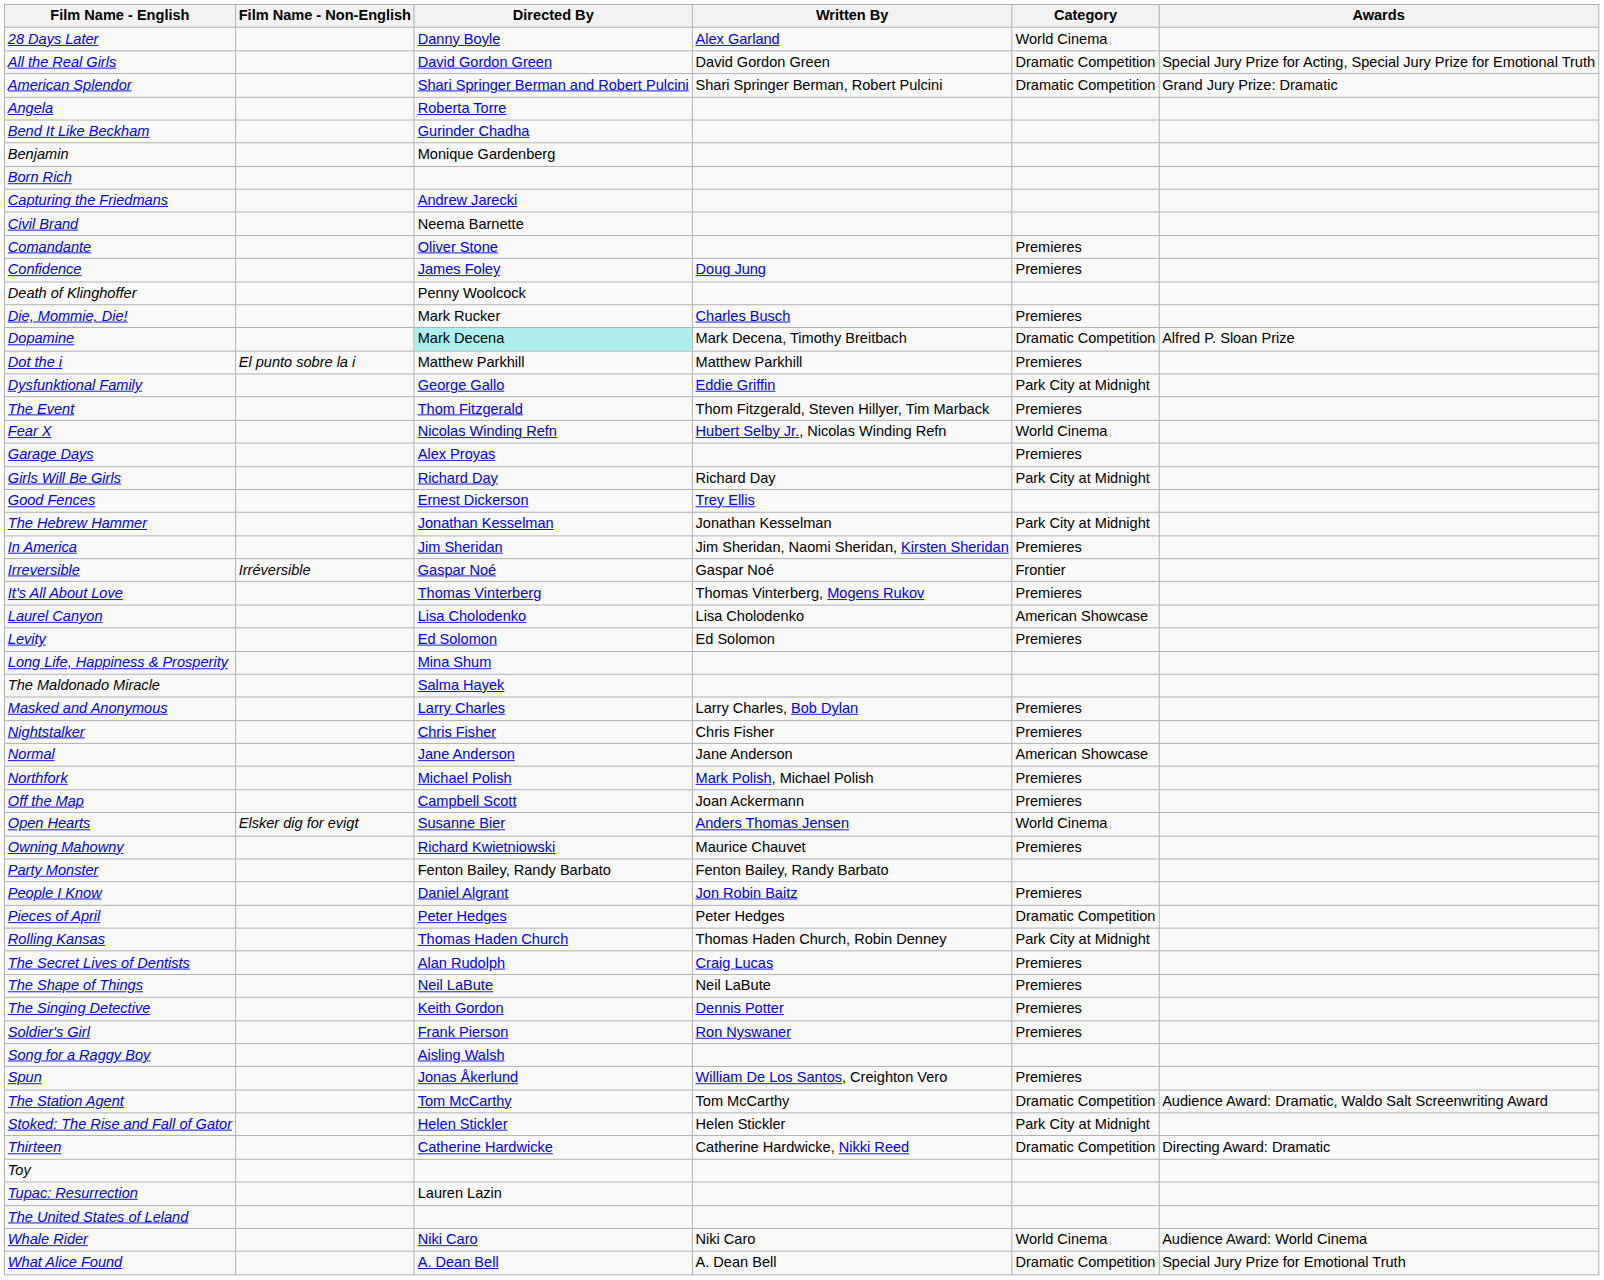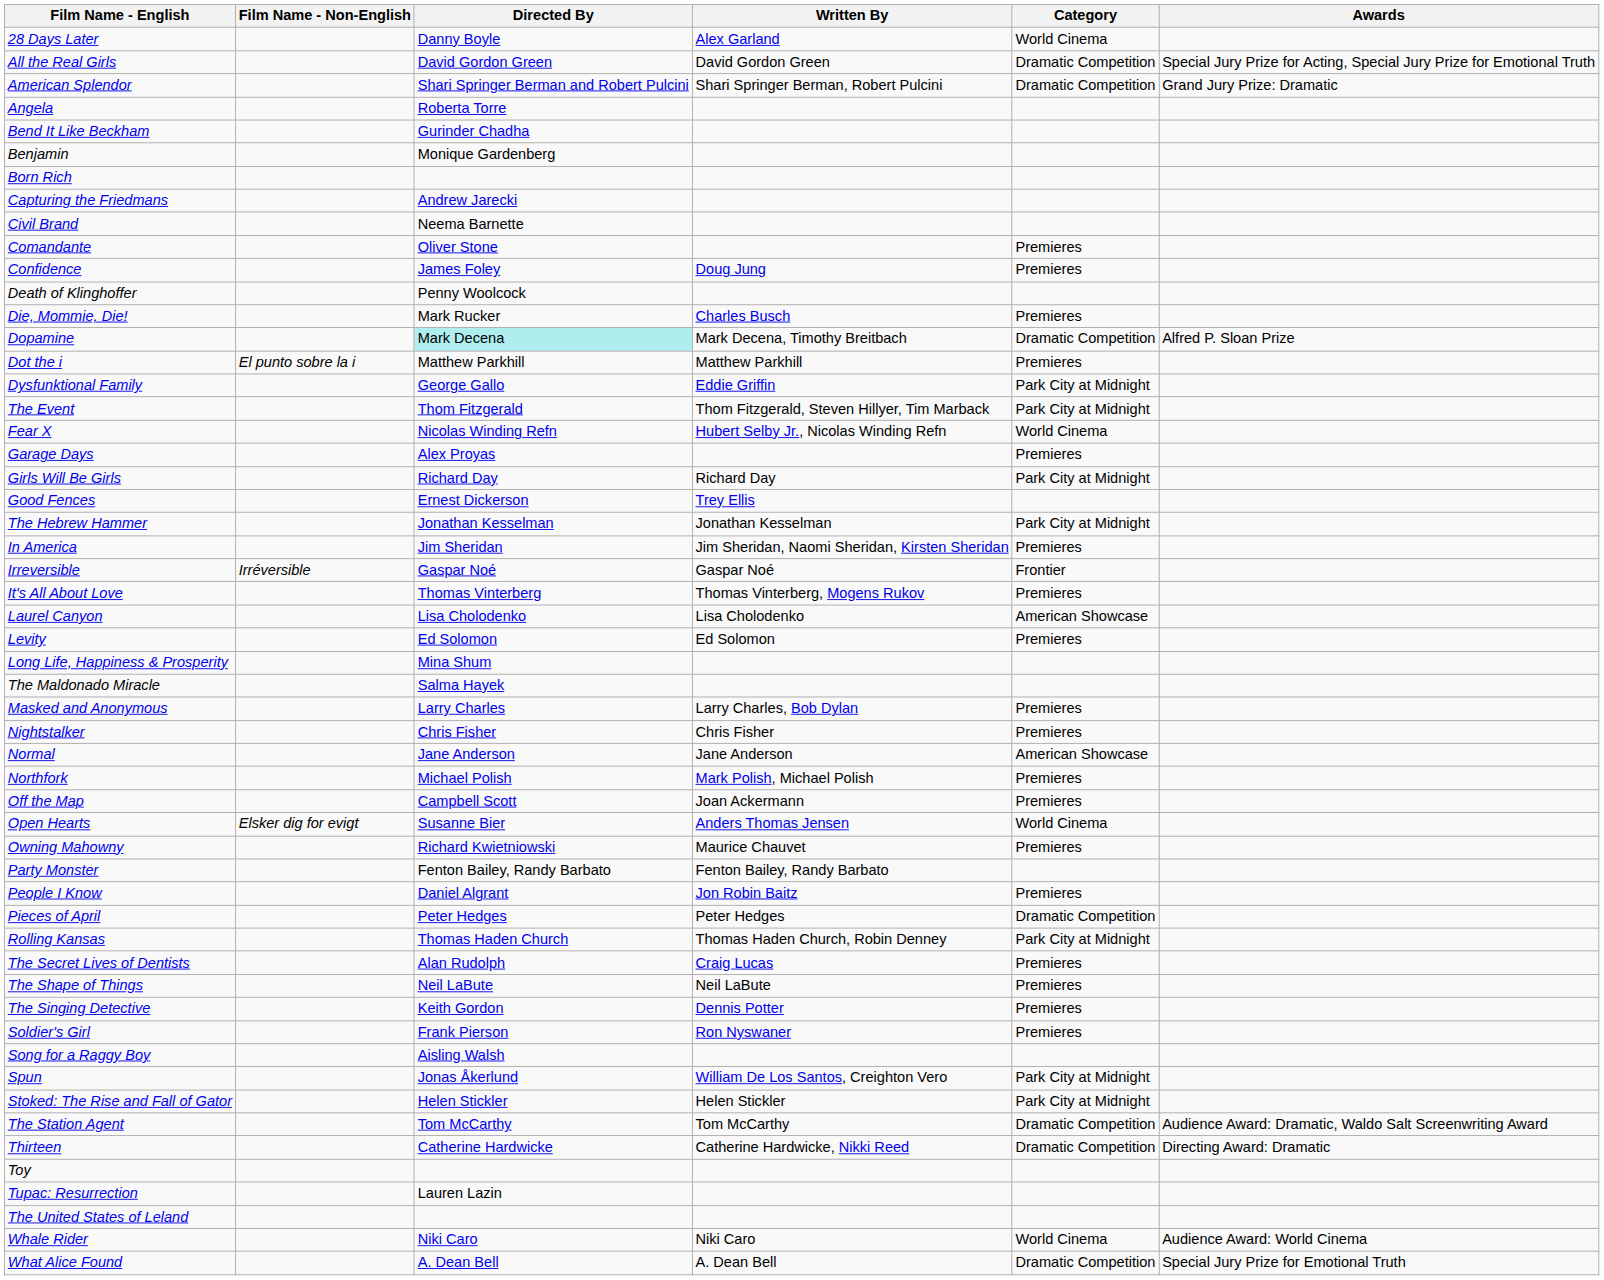(1049, 408) Premieres -> (1083, 408) Park City at Midnight
(1049, 1078) Premieres -> (1083, 1078) Park City at Midnight
rows swapped: (66, 1101) <-> (120, 1124)
